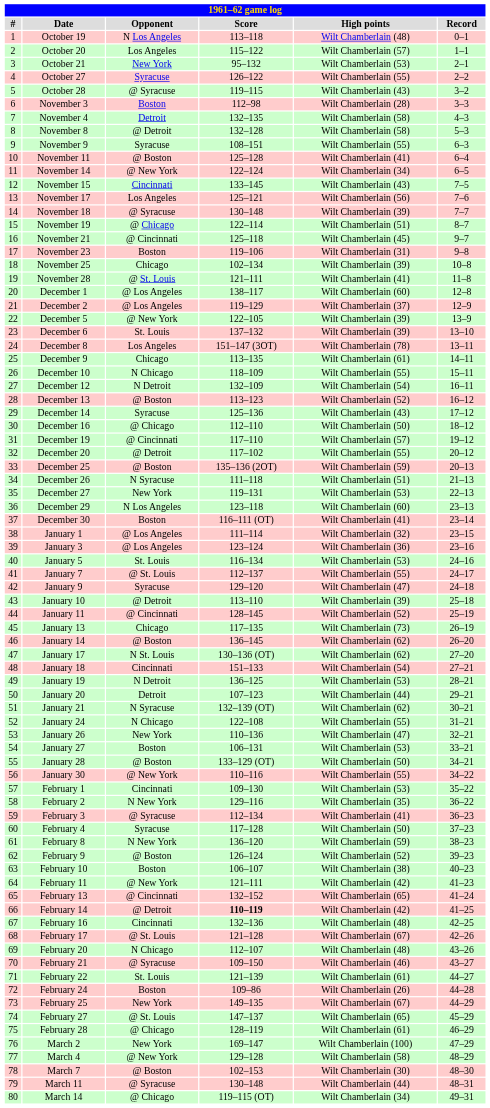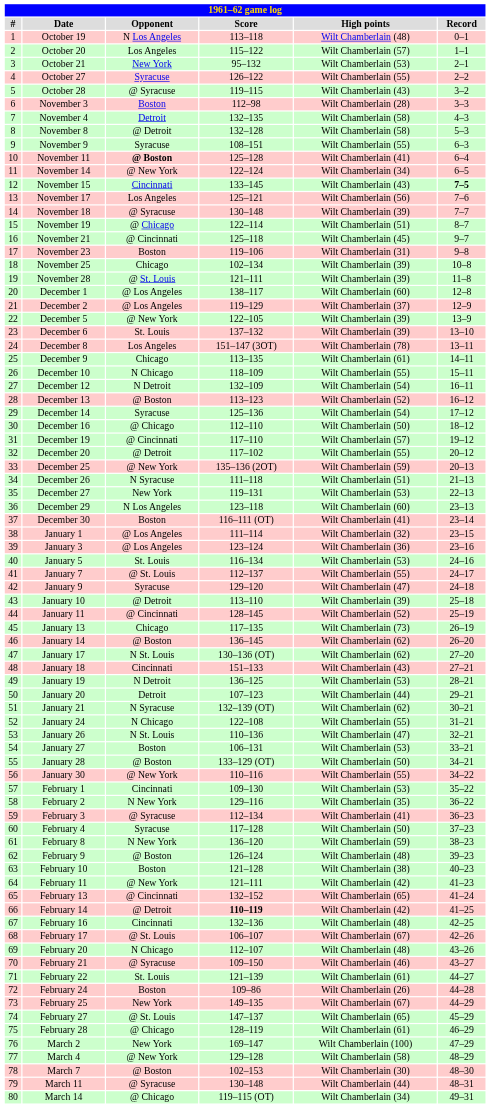(152, 158) normal -> (152, 158) bold
(462, 184) normal -> (462, 184) bold
(365, 278) Wilt Chamberlain (41) -> (365, 278) Wilt Chamberlain (39)
(365, 413) Wilt Chamberlain (43) -> (365, 413) Wilt Chamberlain (54)
(152, 466) @ Boston -> (152, 466) @ New York
(365, 668) Wilt Chamberlain (54) -> (365, 668) Wilt Chamberlain (43)
(152, 735) New York -> (152, 735) N St. Louis
(365, 855) Wilt Chamberlain (52) -> (365, 855) Wilt Chamberlain (48)
(246, 869) 106–107 -> (246, 869) 121–128
(246, 936) 121–128 -> (246, 936) 106–107
